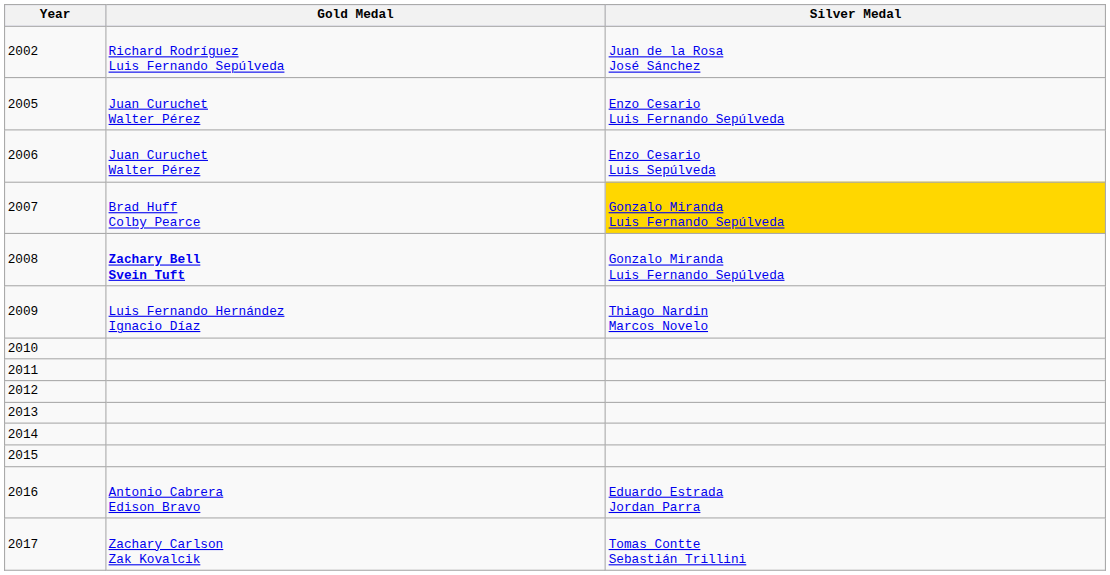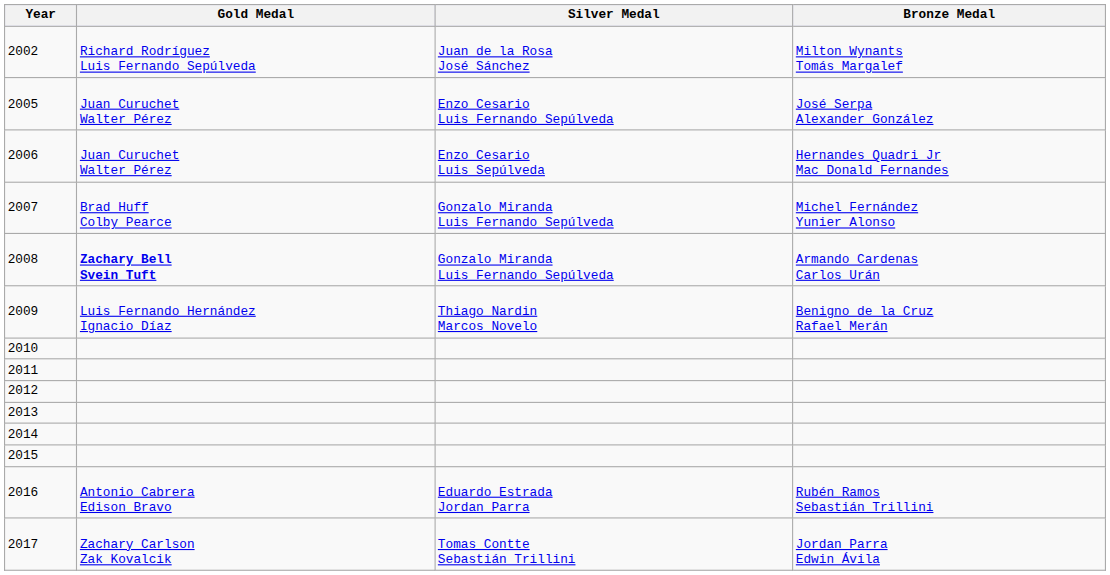+ column: (949, 15)
(697, 215) gold background -> (526, 215) no background
